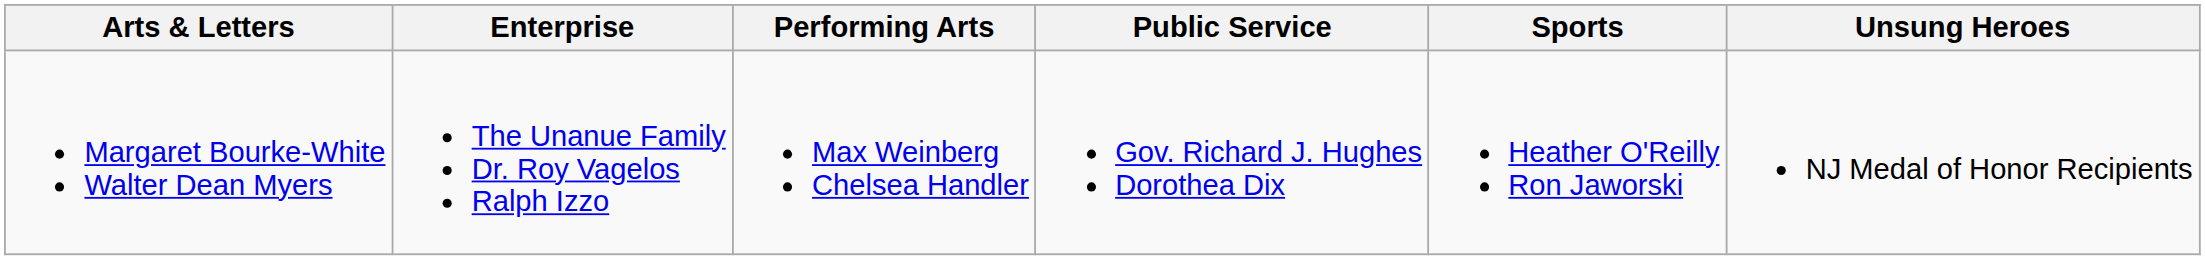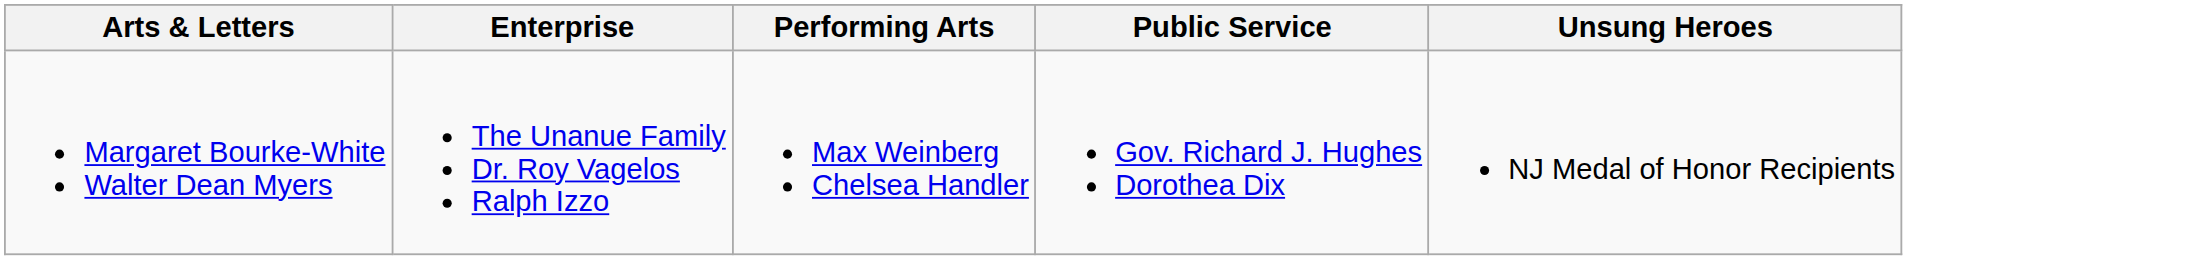- column: (1577, 27)
